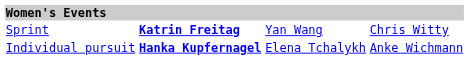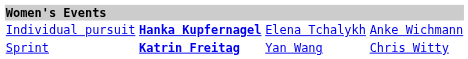rows swapped: (27, 30) <-> (71, 48)
